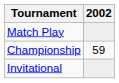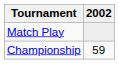- row: (35, 68)
